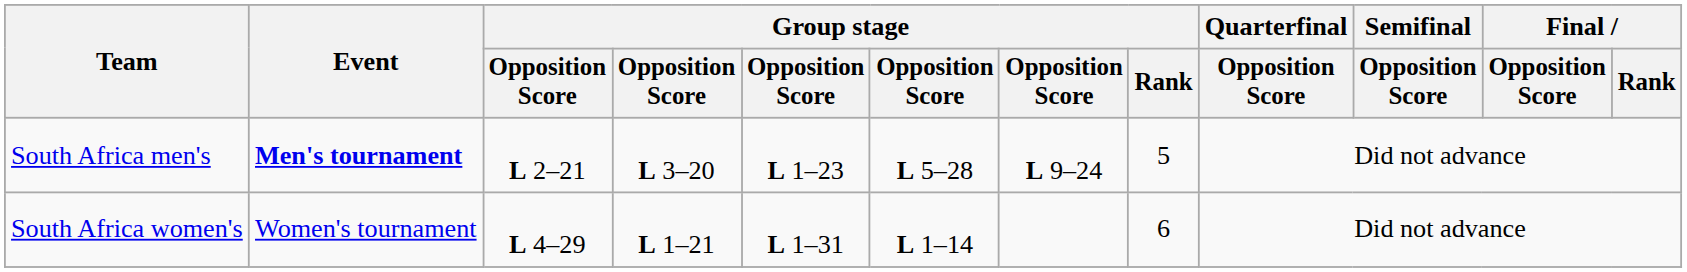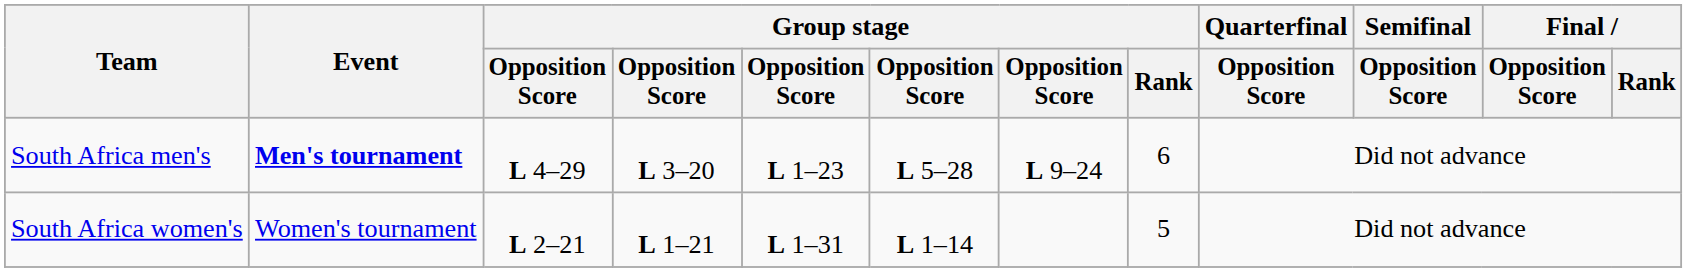(547, 170) L 2–21 -> (547, 170) L 4–29
(1164, 155) 5 -> (1164, 155) 6
(547, 244) L 4–29 -> (547, 244) L 2–21
(1164, 229) 6 -> (1164, 229) 5
